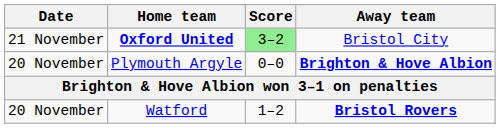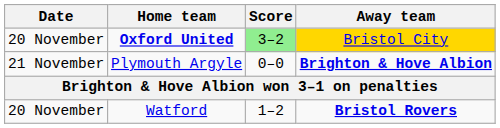(56, 40) 21 November -> (56, 40) 20 November
(396, 40) no background -> (396, 40) gold background
(56, 64) 20 November -> (56, 64) 21 November
